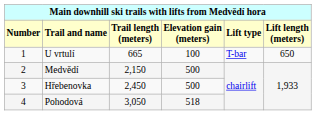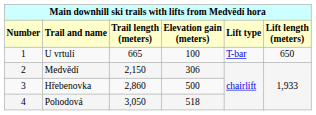(193, 70) 500 -> (193, 70) 306
(135, 86) 2,450 -> (135, 86) 2,860
